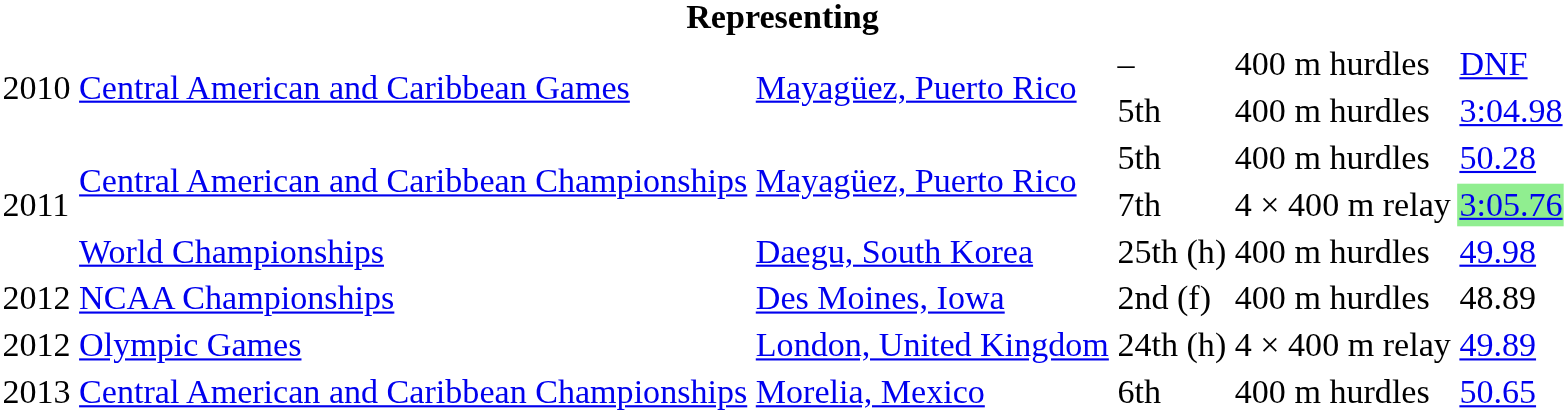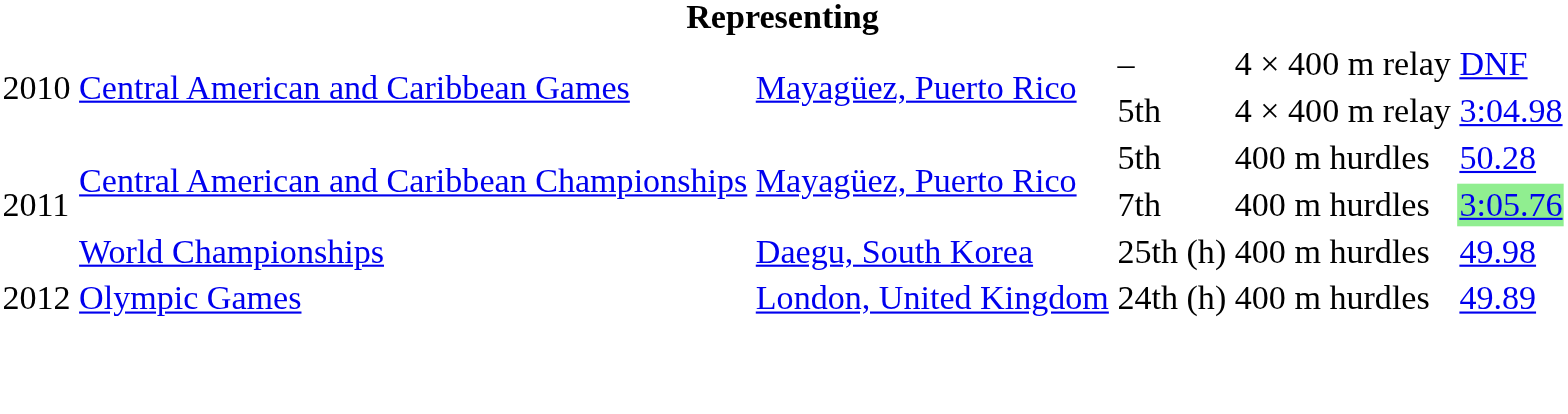(1332, 63) 400 m hurdles -> (1343, 63) 4 × 400 m relay
(1332, 110) 400 m hurdles -> (1343, 110) 4 × 400 m relay
(1343, 204) 4 × 400 m relay -> (1332, 204) 400 m hurdles
- row: (237, 298)
(1343, 345) 4 × 400 m relay -> (1332, 298) 400 m hurdles
- row: (413, 391)
